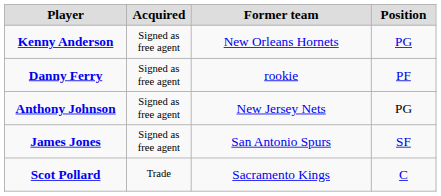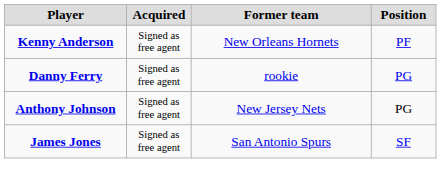(403, 42) PG -> (403, 42) PF
(403, 75) PF -> (403, 75) PG
- row: (66, 174)
